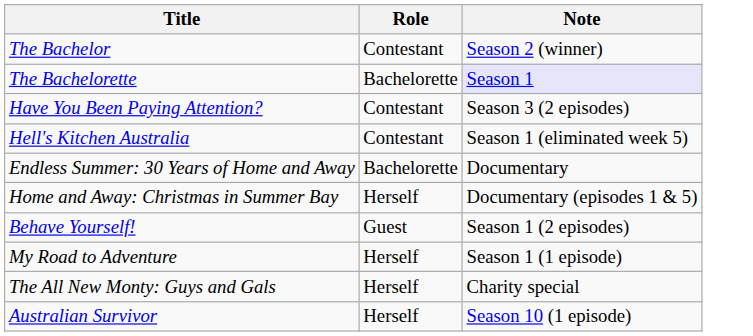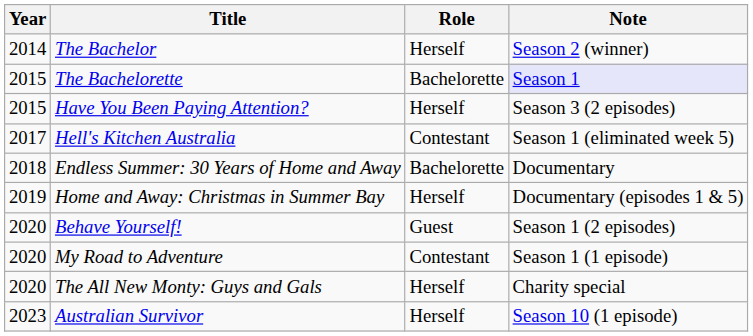+ column: (28, 19)
(403, 49) Contestant -> (437, 49) Herself
(403, 108) Contestant -> (437, 108) Herself
(391, 256) Herself -> (449, 256) Contestant
